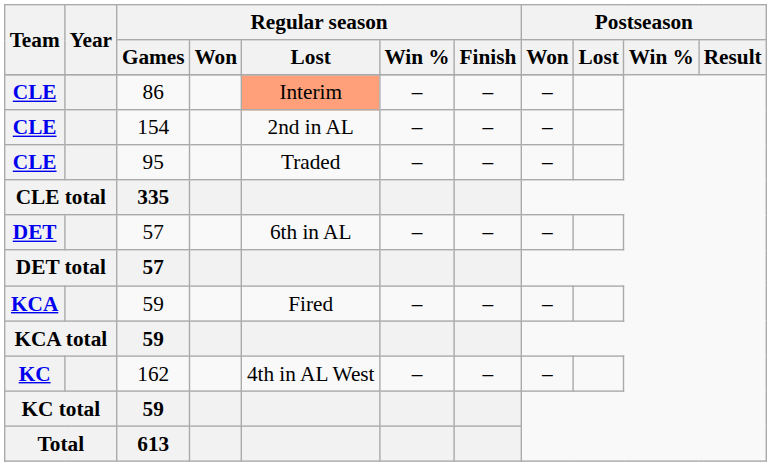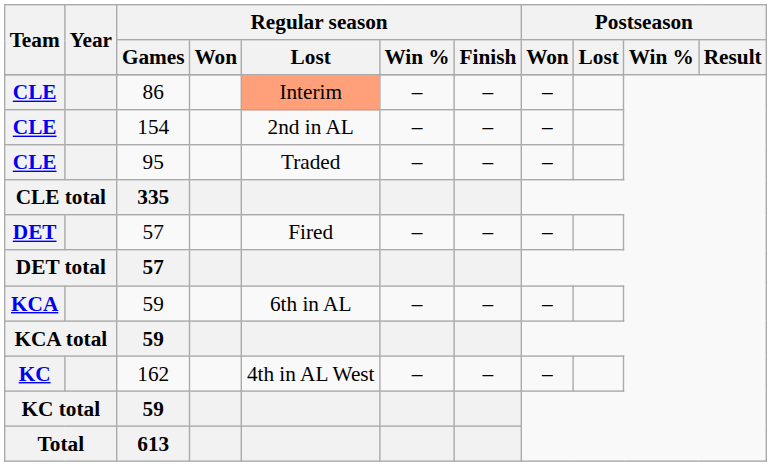(311, 232) 6th in AL -> (311, 232) Fired
(311, 302) Fired -> (311, 302) 6th in AL
